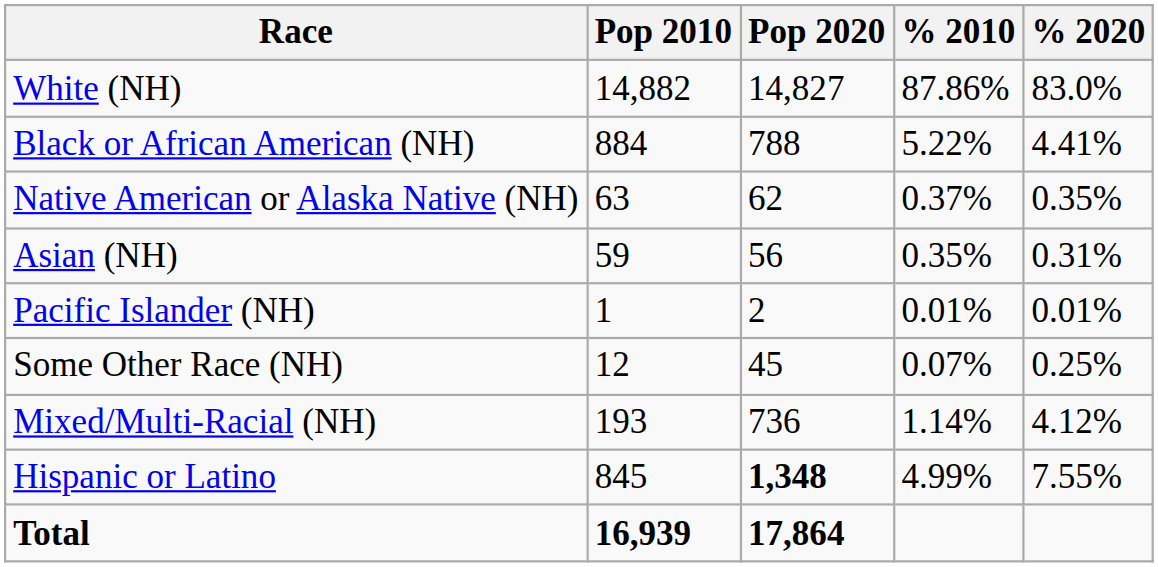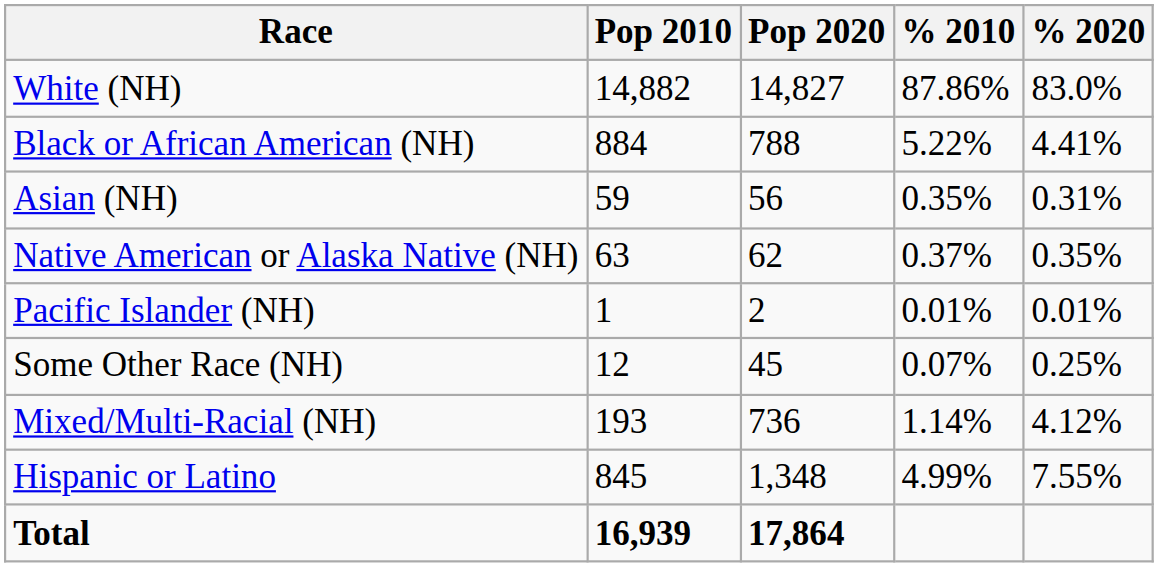rows swapped: (296, 198) <-> (95, 254)
(787, 476) bold -> (787, 476) normal
